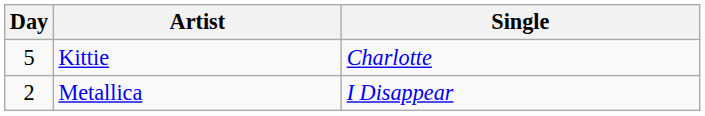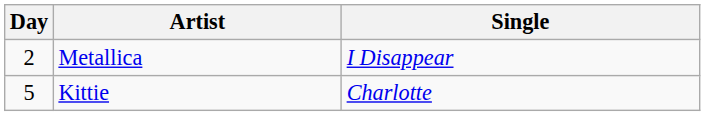rows swapped: (100, 92) <-> (84, 57)
